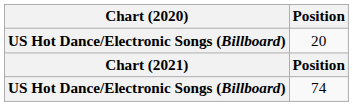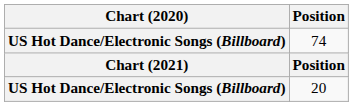rows swapped: (319, 40) <-> (319, 88)
